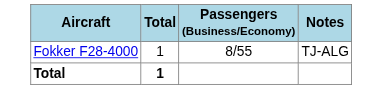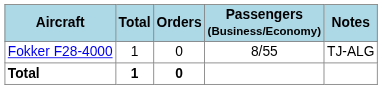+ column: (179, 22)
